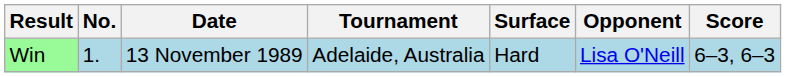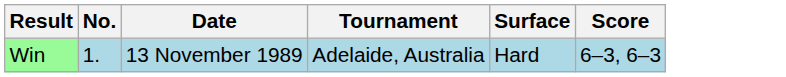- column: (632, 20)
